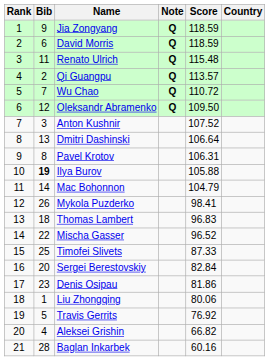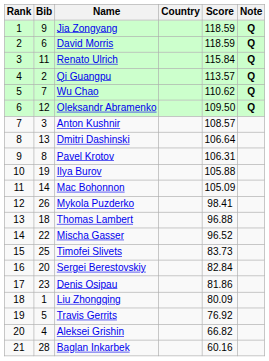columns swapped: (243, 12) <-> (172, 12)
(204, 60) 115.48 -> (220, 60) 115.84
(204, 92) 110.72 -> (220, 92) 110.62
(204, 124) 107.52 -> (220, 124) 108.57
(44, 172) bold -> (44, 172) normal
(204, 188) 104.79 -> (220, 188) 105.09
(204, 220) 96.83 -> (220, 220) 96.88
(204, 252) 87.33 -> (220, 252) 83.73
(204, 300) 80.06 -> (220, 300) 80.09
